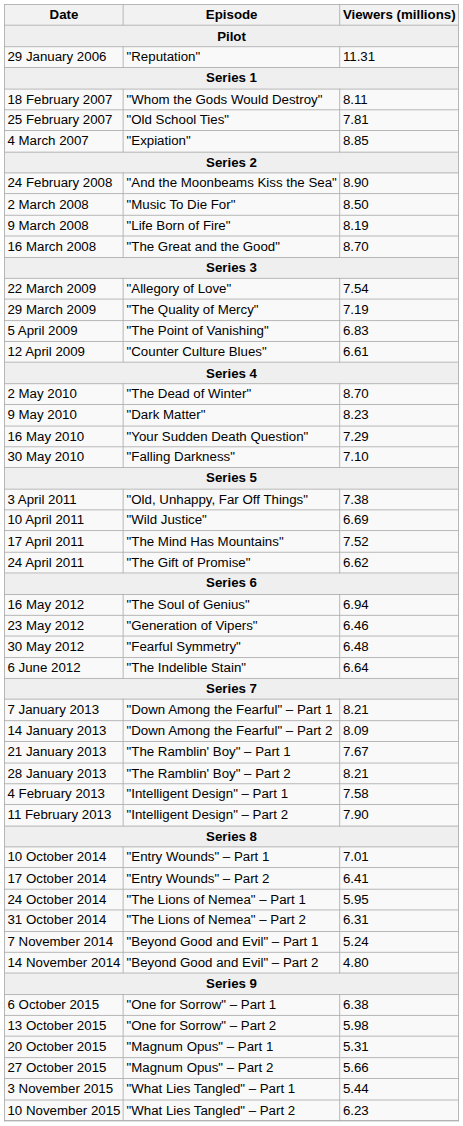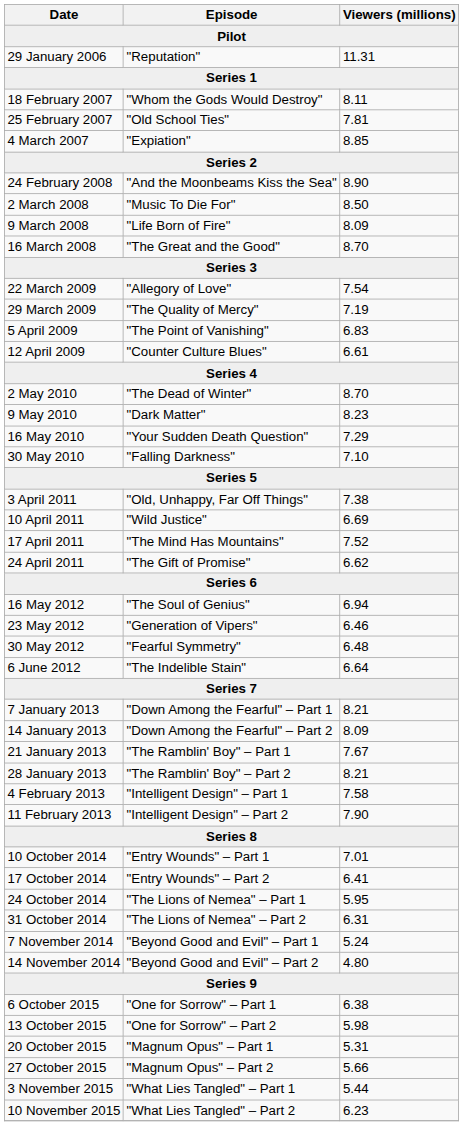(356, 225) 8.19 -> (356, 225) 8.09
